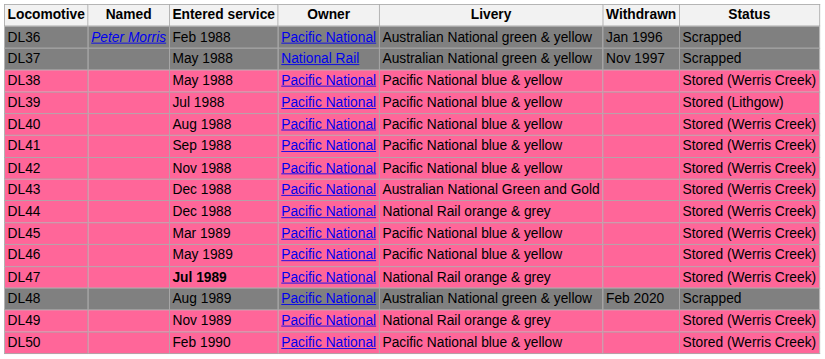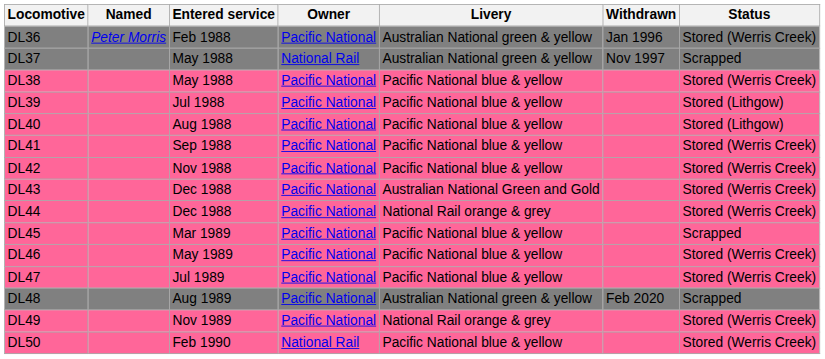(712, 37) Scrapped -> (749, 37) Stored (Werris Creek)
(749, 124) Stored (Werris Creek) -> (733, 124) Stored (Lithgow)
(749, 233) Stored (Werris Creek) -> (712, 233) Scrapped
(200, 277) bold -> (198, 277) normal
(467, 277) National Rail orange & grey -> (472, 277) Pacific National blue & yellow
(329, 342) Pacific National -> (320, 342) National Rail
